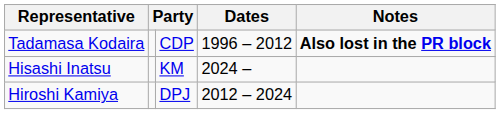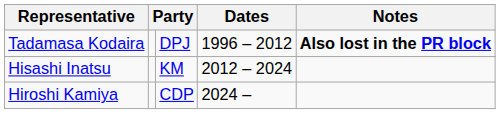(177, 43) CDP -> (175, 43) DPJ
(226, 69) 2024 – -> (247, 69) 2012 – 2024
(175, 95) DPJ -> (177, 95) CDP
(247, 95) 2012 – 2024 -> (226, 95) 2024 –
